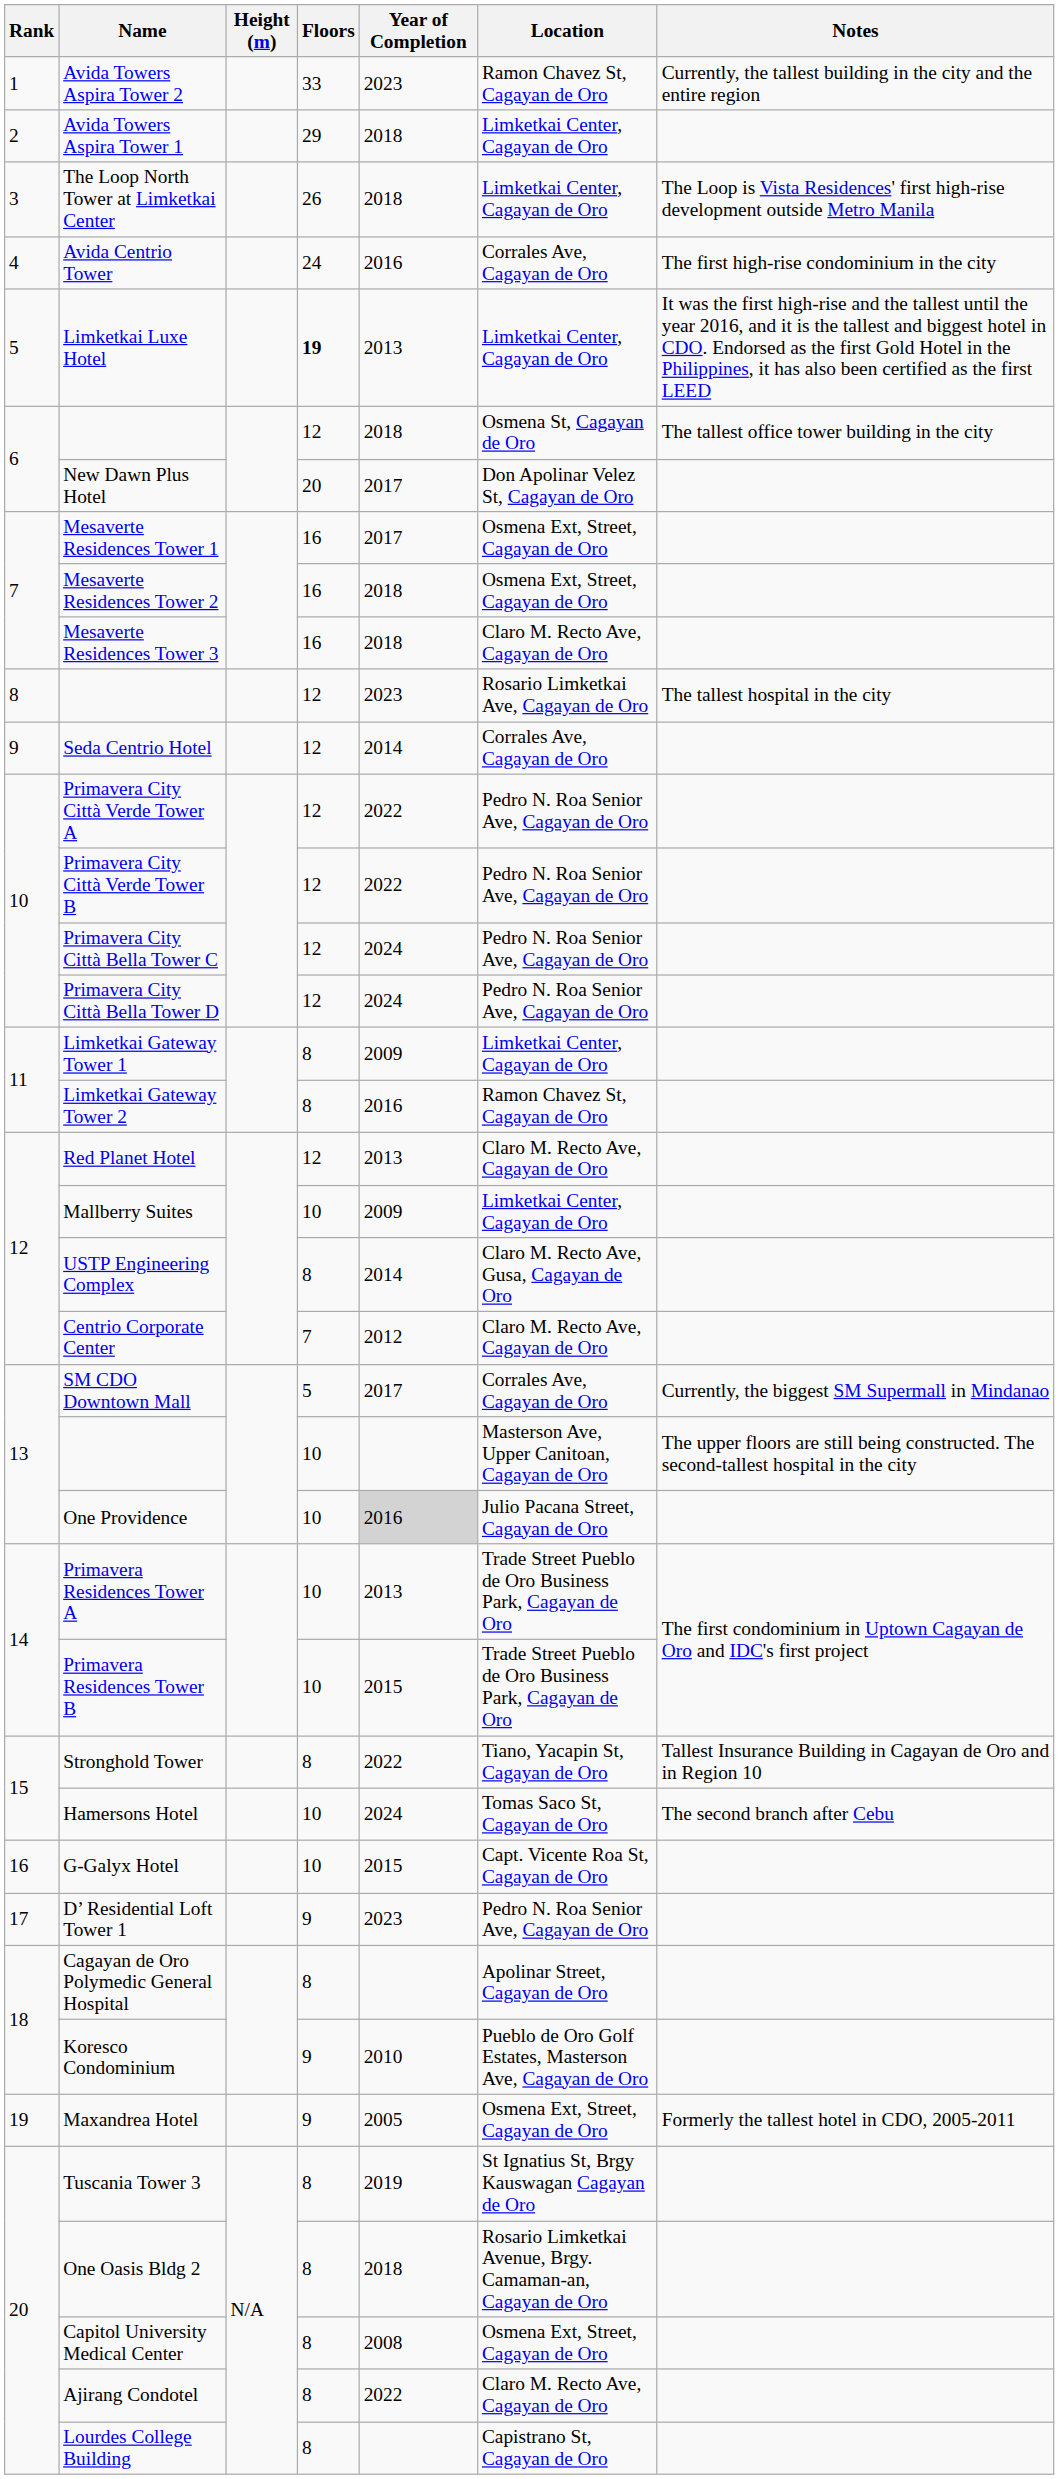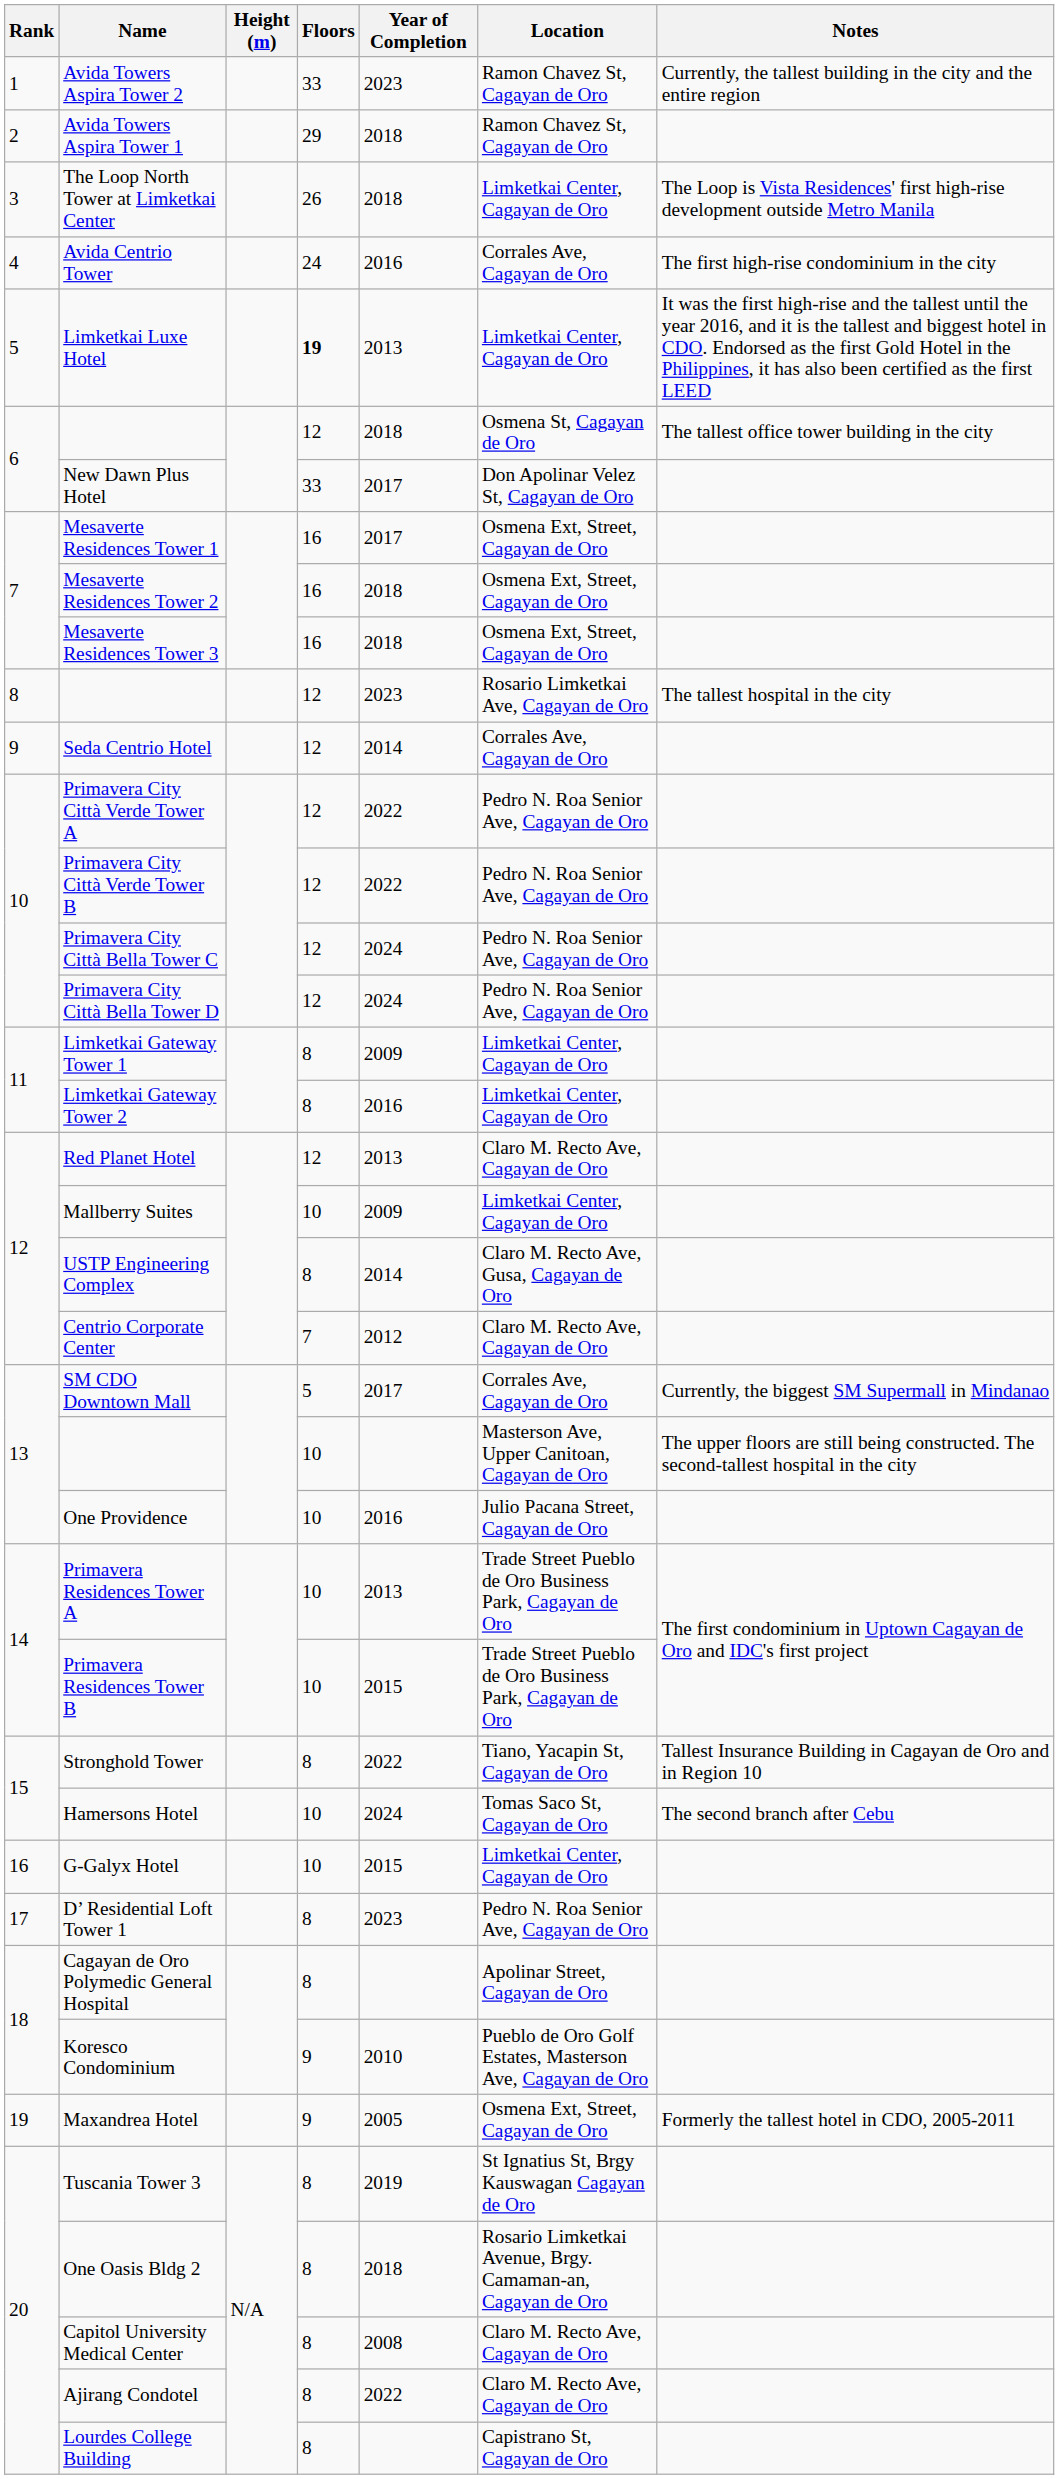(552, 135) Limketkai Center, Cagayan de Oro -> (554, 135) Ramon Chavez St, Cagayan de Oro
(312, 485) 20 -> (312, 485) 33
(562, 642) Claro M. Recto Ave, Cagayan de Oro -> (559, 642) Osmena Ext, Street, Cagayan de Oro
(554, 1106) Ramon Chavez St, Cagayan de Oro -> (552, 1106) Limketkai Center, Cagayan de Oro
(383, 1517) lightgrey background -> (383, 1517) no background
(565, 1866) Capt. Vicente Roa St, Cagayan de Oro -> (552, 1866) Limketkai Center, Cagayan de Oro
(307, 1919) 9 -> (307, 1919) 8
(559, 2342) Osmena Ext, Street, Cagayan de Oro -> (562, 2342) Claro M. Recto Ave, Cagayan de Oro
